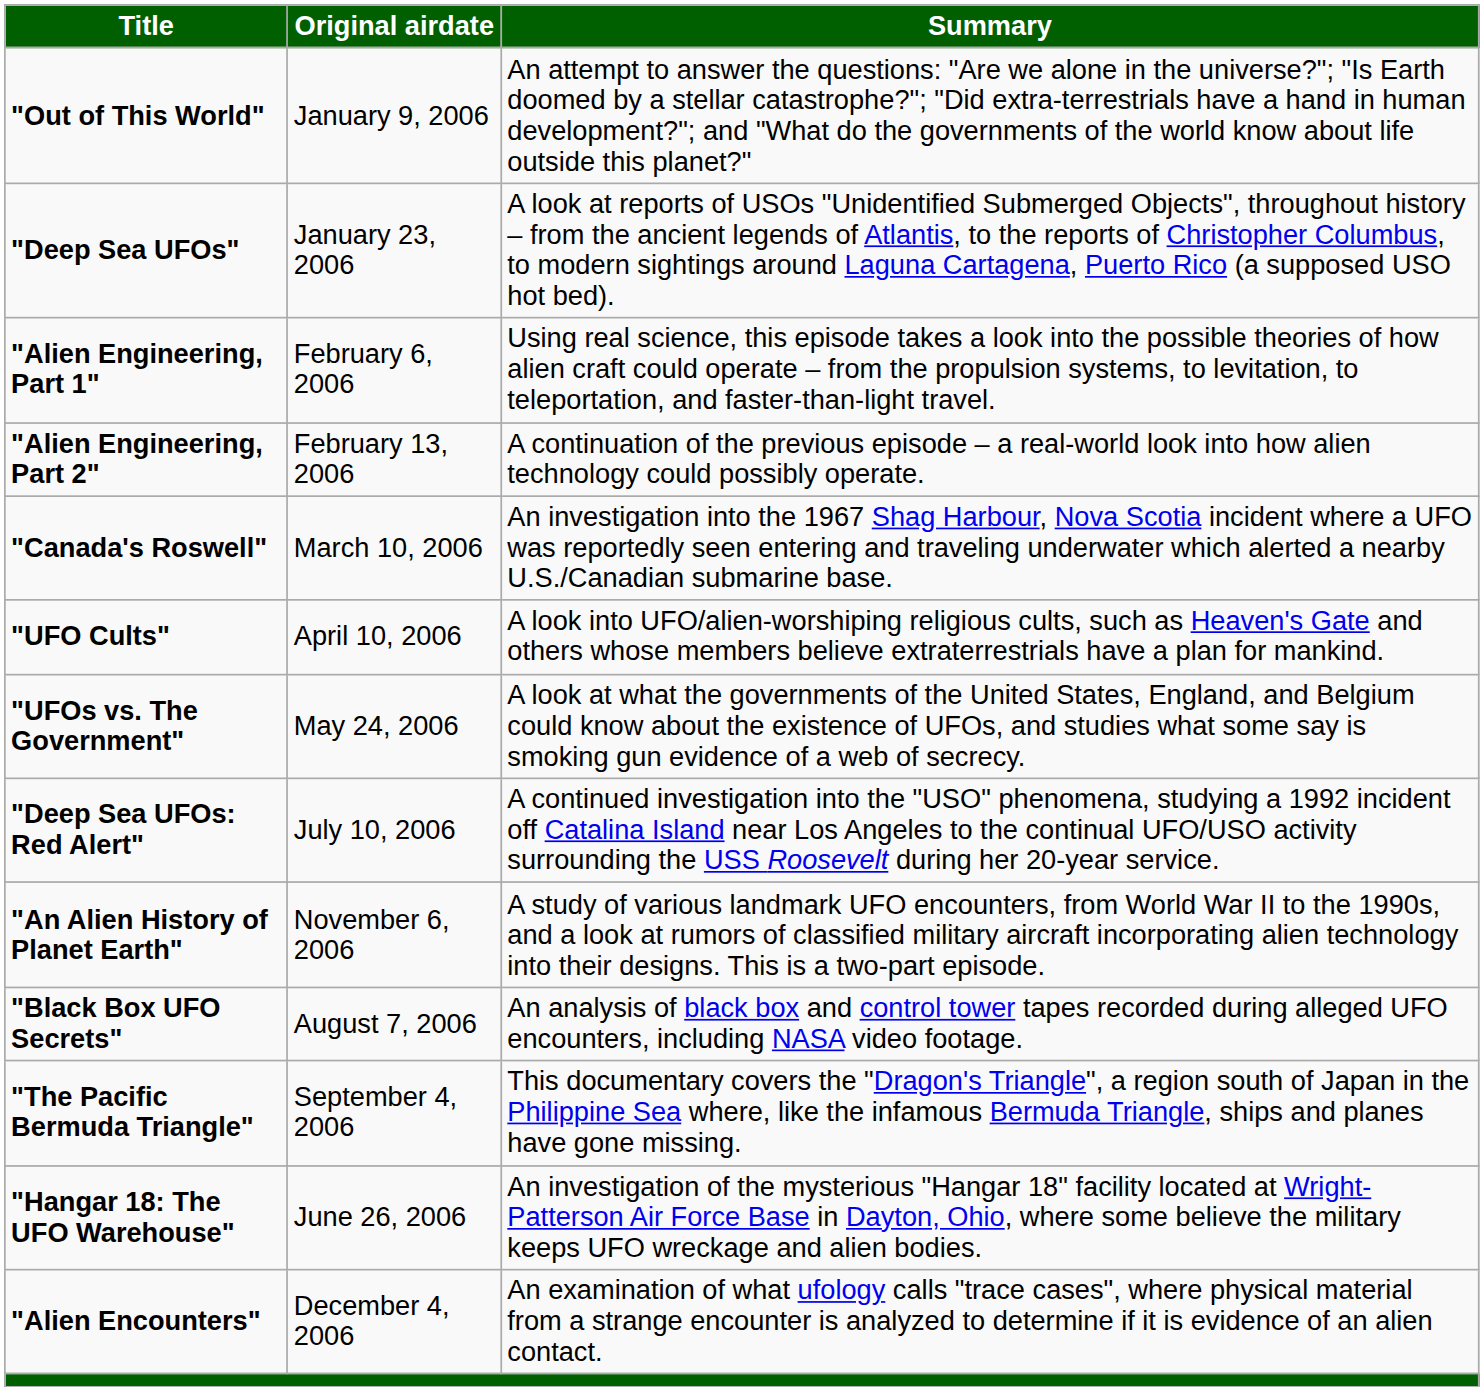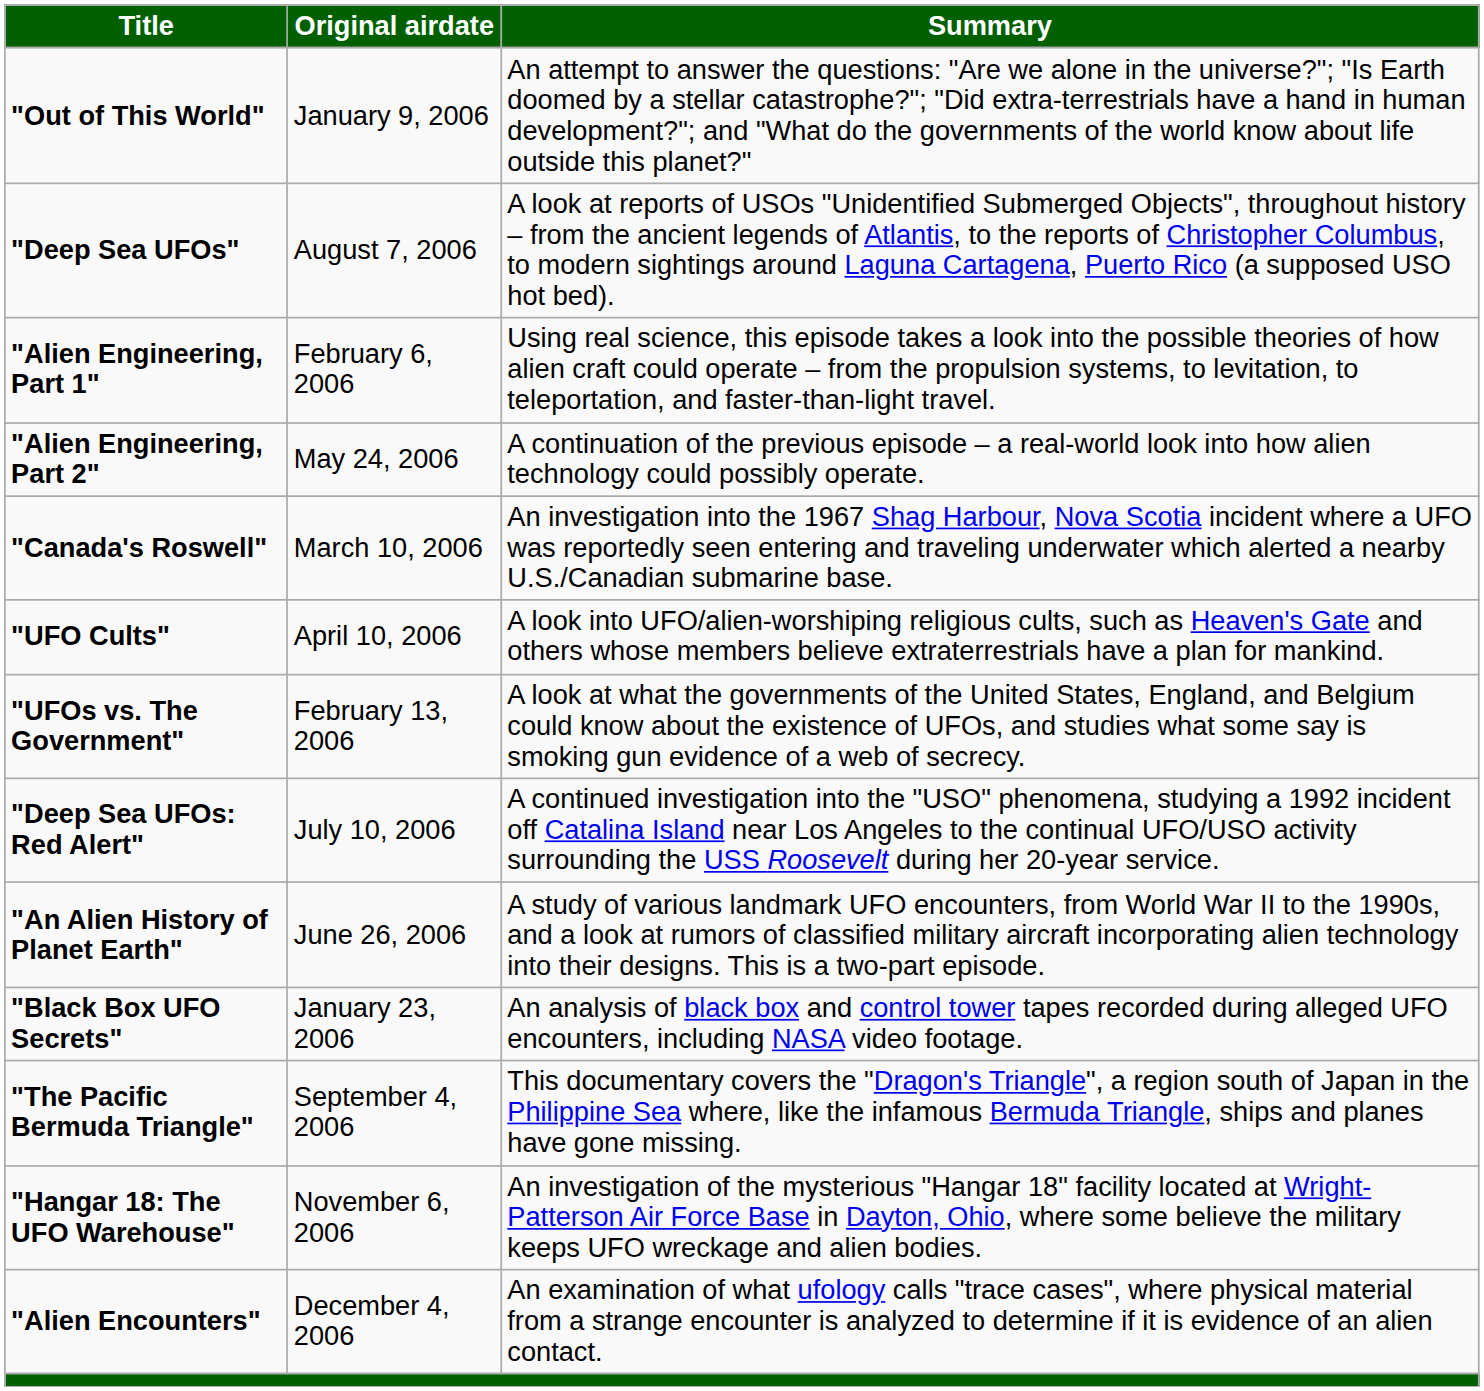(365, 250) January 23, 2006 -> (385, 250) August 7, 2006
(371, 458) February 13, 2006 -> (376, 458) May 24, 2006
(376, 725) May 24, 2006 -> (371, 725) February 13, 2006
(372, 934) November 6, 2006 -> (380, 934) June 26, 2006
(385, 1023) August 7, 2006 -> (365, 1023) January 23, 2006
(380, 1216) June 26, 2006 -> (372, 1216) November 6, 2006
